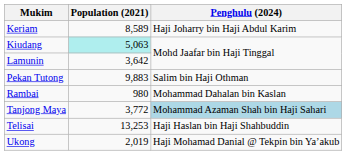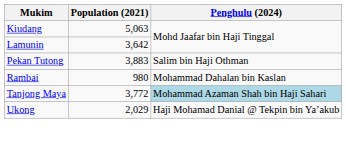- row: (22, 28)
(137, 45) paleturquoise background -> (137, 28) no background
(137, 77) 9,883 -> (137, 61) 3,883
- row: (20, 126)
(137, 142) 2,019 -> (137, 110) 2,029
